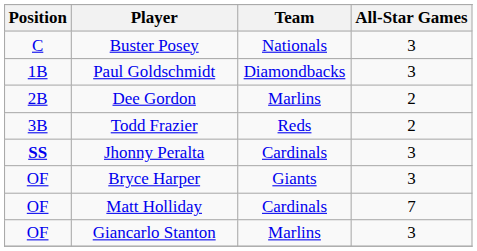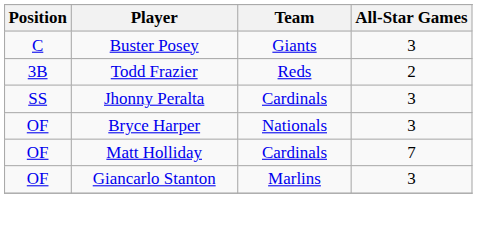(294, 44) Nationals -> (295, 44) Giants
- row: (154, 71)
- row: (154, 98)
(38, 152) bold -> (38, 98) normal
(295, 179) Giants -> (294, 125) Nationals
